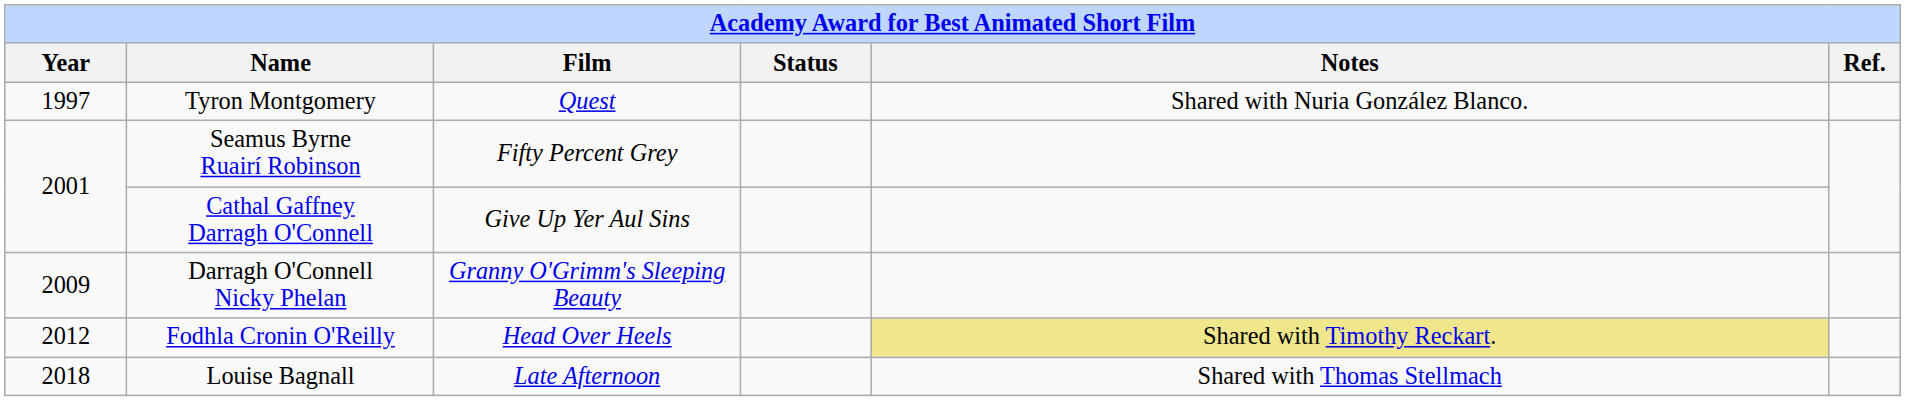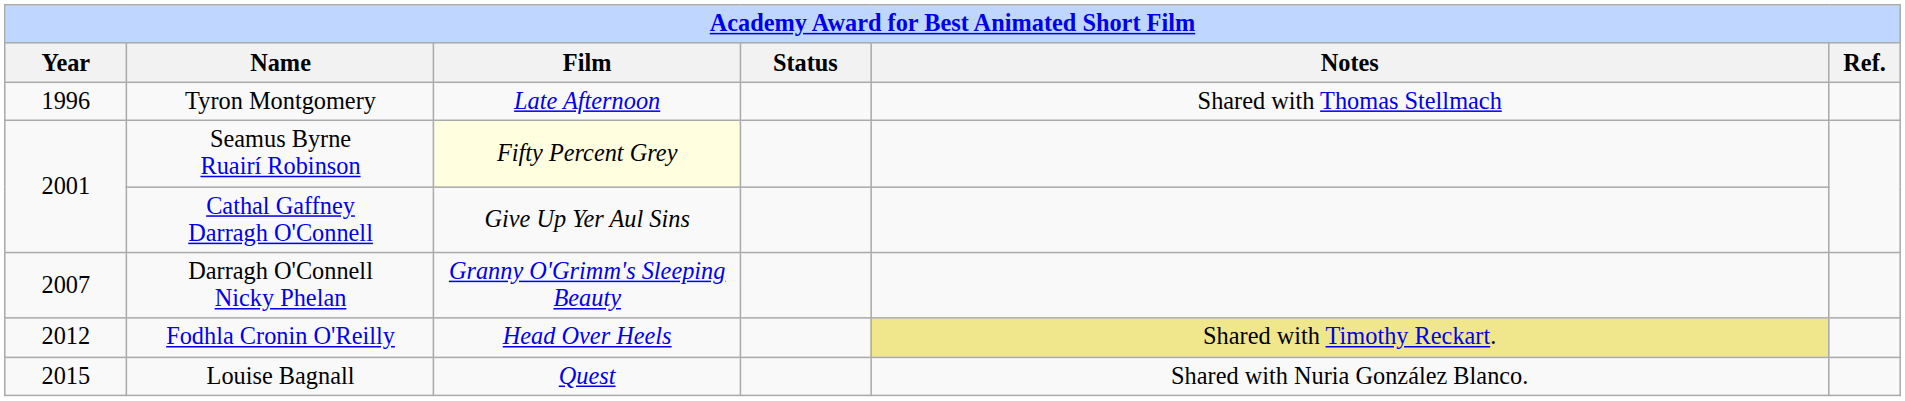(66, 100) 1997 -> (66, 100) 1996
(587, 100) Quest -> (587, 100) Late Afternoon
(1350, 100) Shared with Nuria González Blanco. -> (1350, 100) Shared with Thomas Stellmach
(587, 153) no background -> (587, 153) lightyellow background
(66, 285) 2009 -> (66, 285) 2007
(66, 375) 2018 -> (66, 375) 2015
(587, 375) Late Afternoon -> (587, 375) Quest
(1350, 375) Shared with Thomas Stellmach -> (1350, 375) Shared with Nuria González Blanco.
